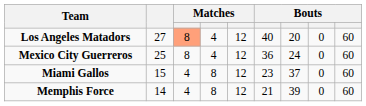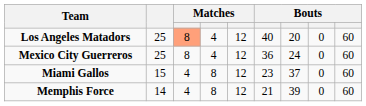(160, 37) 27 -> (160, 37) 25
